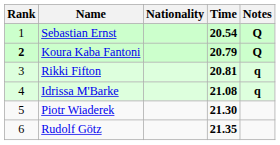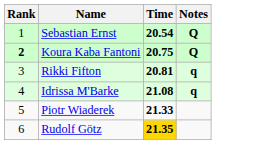- column: (175, 14)
(223, 52) 20.79 -> (160, 52) 20.75
(223, 110) 21.30 -> (160, 110) 21.33
(223, 129) no background -> (160, 129) gold background
